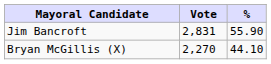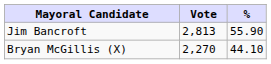(199, 31) 2,831 -> (199, 31) 2,813
